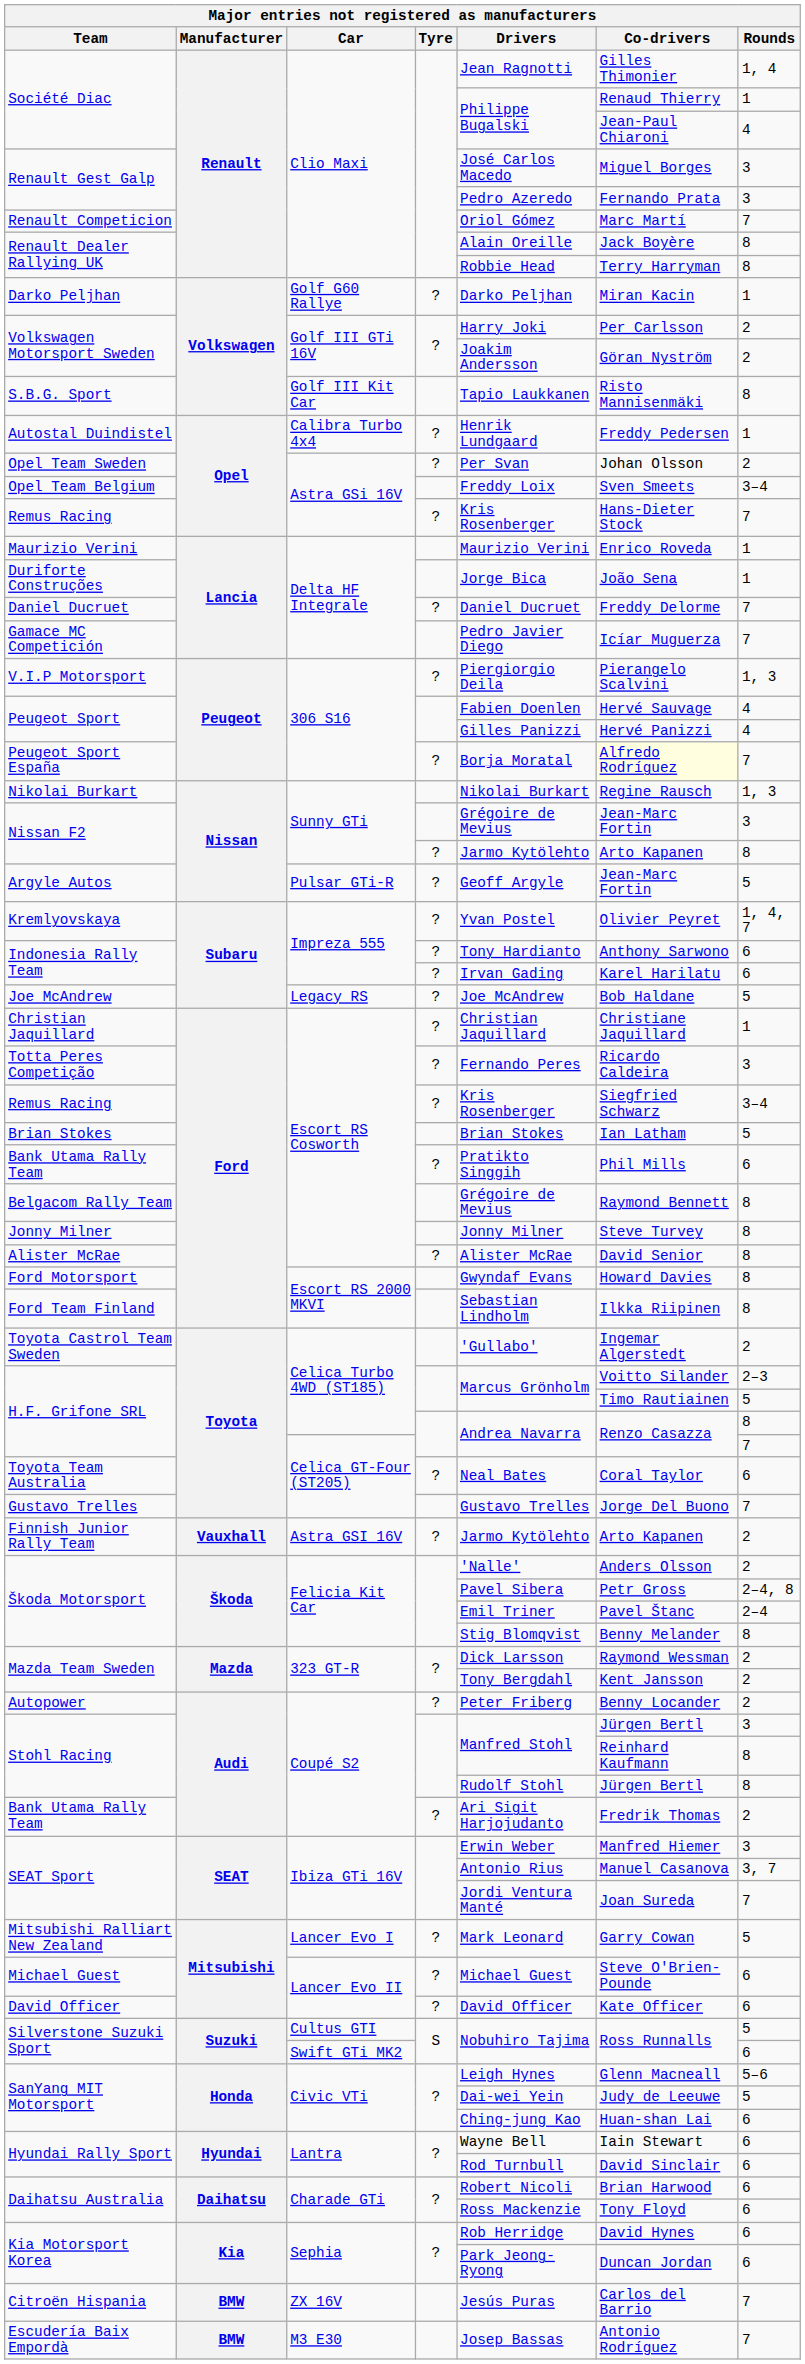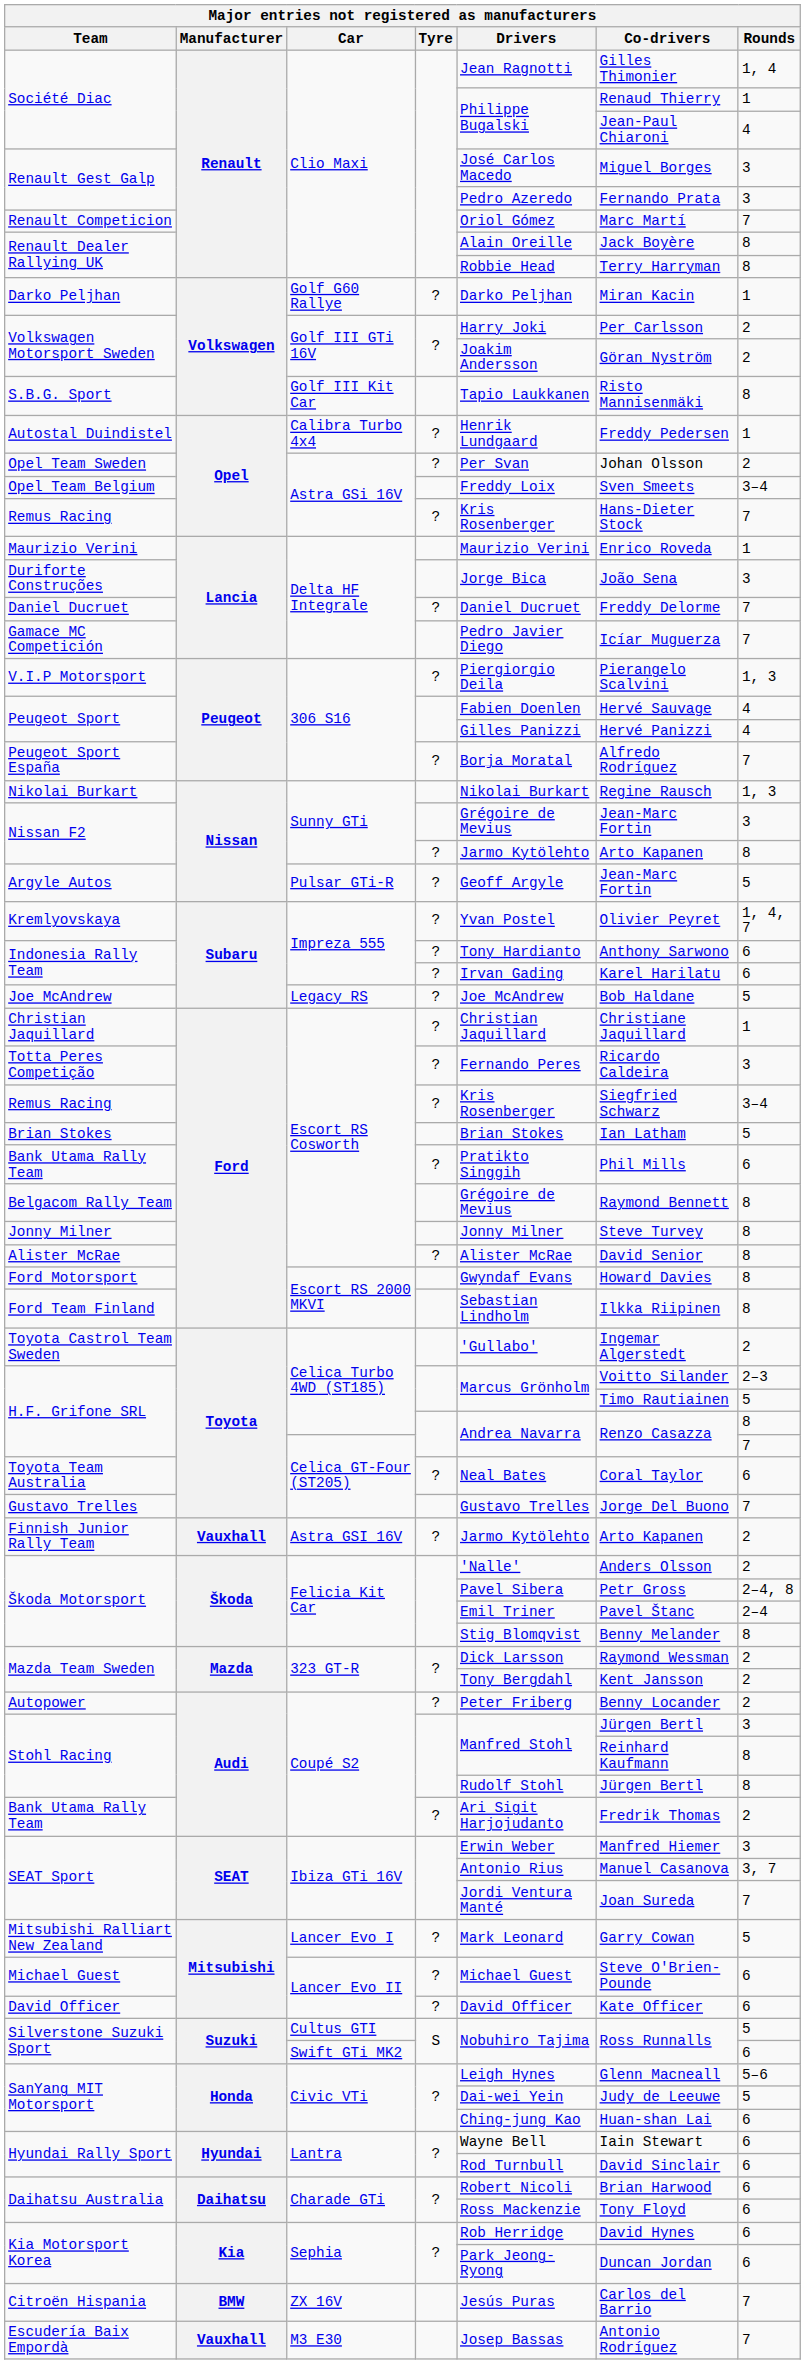(746, 579) 1 -> (746, 579) 3
(638, 761) lightyellow background -> (638, 761) no background
(231, 2340) BMW -> (231, 2340) Vauxhall
